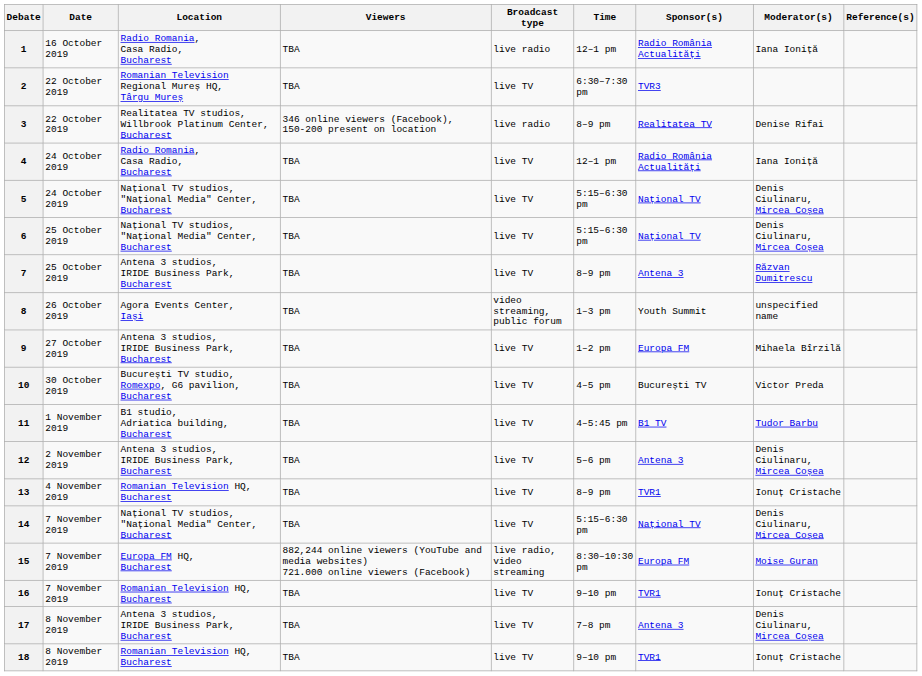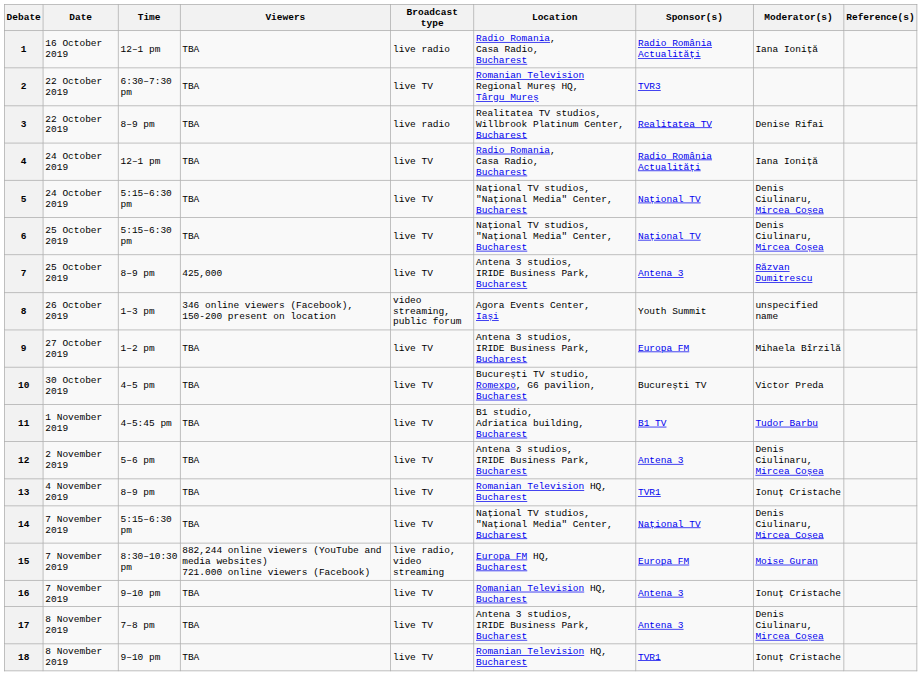columns swapped: (605, 18) <-> (199, 18)
(368, 124) 346 online viewers (Facebook), 150-200 present on location -> (191, 124) TBA
(291, 274) TBA -> (202, 274) 425,000
(291, 311) TBA -> (268, 311) 346 online viewers (Facebook), 150-200 present on location
(649, 594) TVR1 -> (661, 594) Antena 3
